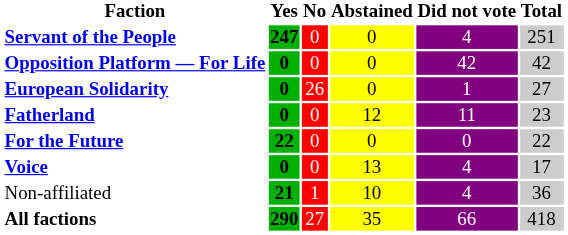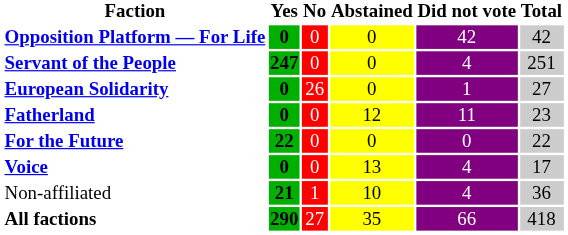rows swapped: (90, 37) <-> (135, 62)
